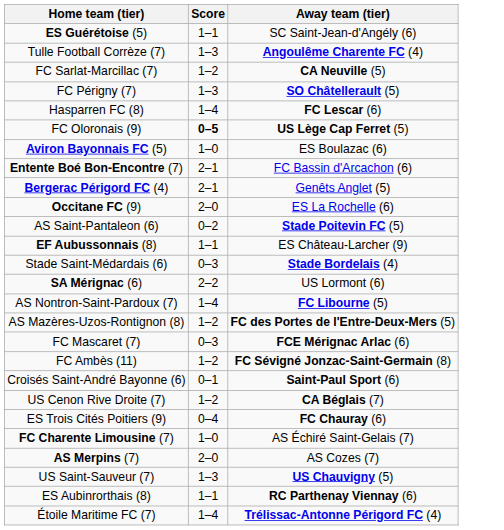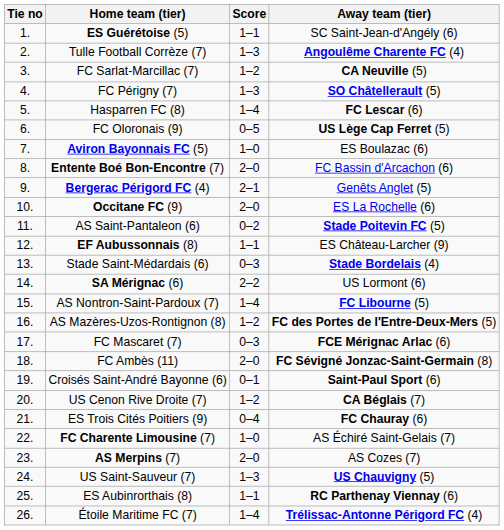+ column: (25, 14)
(208, 129) bold -> (249, 129) normal
(208, 168) 2–1 -> (249, 168) 2–0
(208, 361) 1–2 -> (249, 361) 2–0
